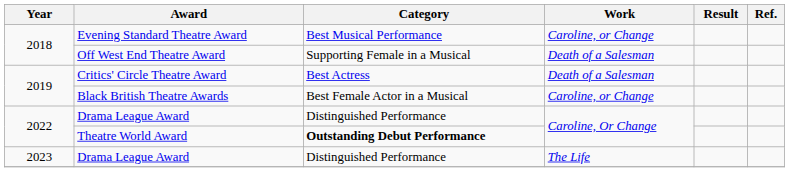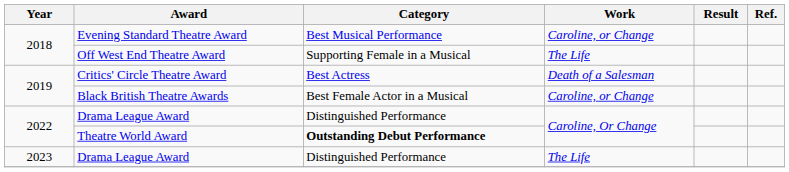(601, 55) Death of a Salesman -> (569, 55) The Life
